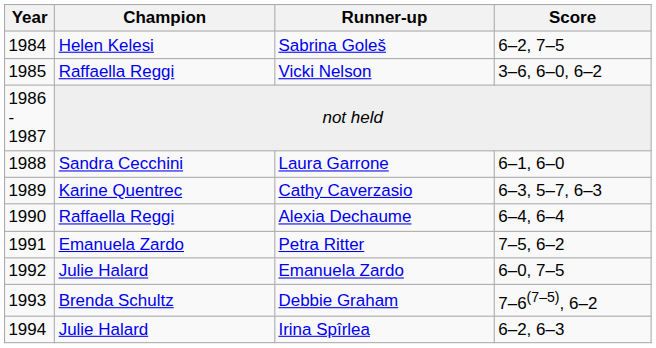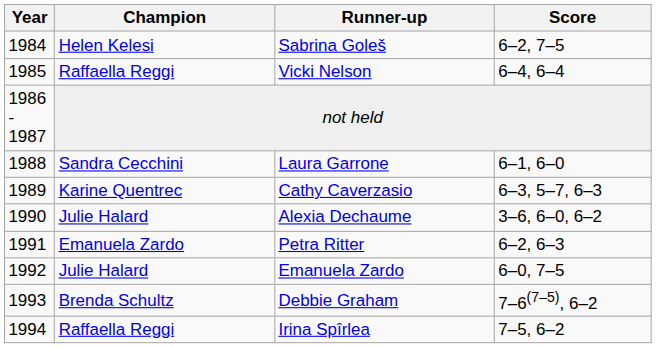(550, 71) 3–6, 6–0, 6–2 -> (531, 71) 6–4, 6–4
(116, 217) Raffaella Reggi -> (103, 217) Julie Halard
(531, 217) 6–4, 6–4 -> (550, 217) 3–6, 6–0, 6–2
(531, 244) 7–5, 6–2 -> (531, 244) 6–2, 6–3
(103, 329) Julie Halard -> (116, 329) Raffaella Reggi
(531, 329) 6–2, 6–3 -> (531, 329) 7–5, 6–2
